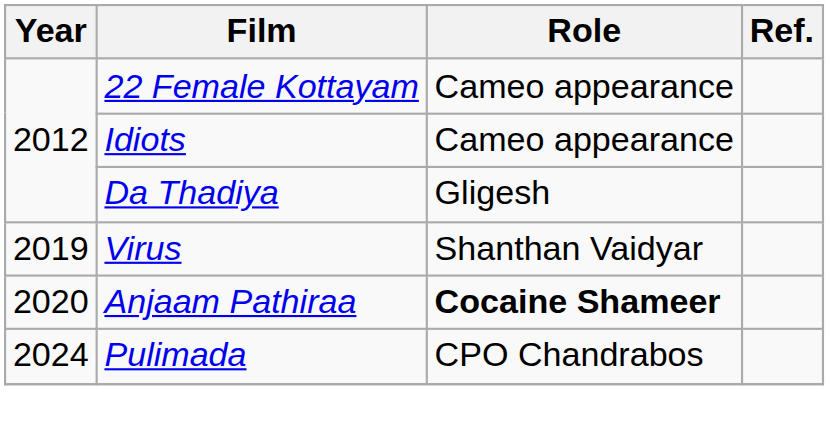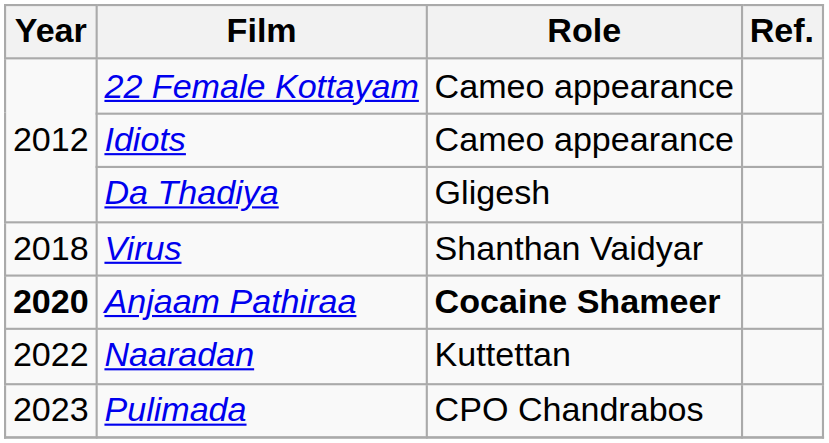(51, 247) 2019 -> (51, 247) 2018
(51, 301) normal -> (51, 301) bold
+ row: (179, 355)
(51, 355) 2024 -> (51, 409) 2023
